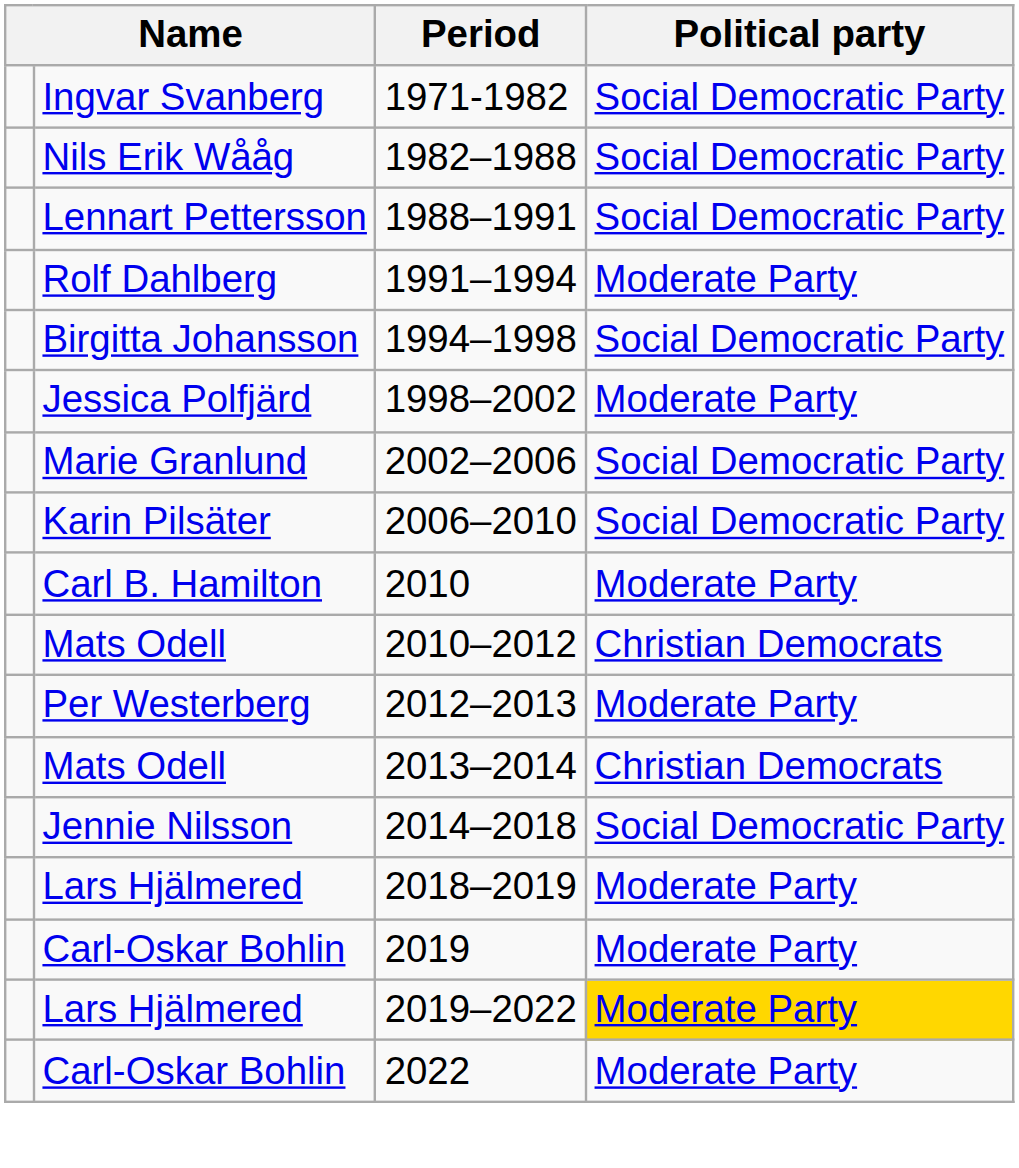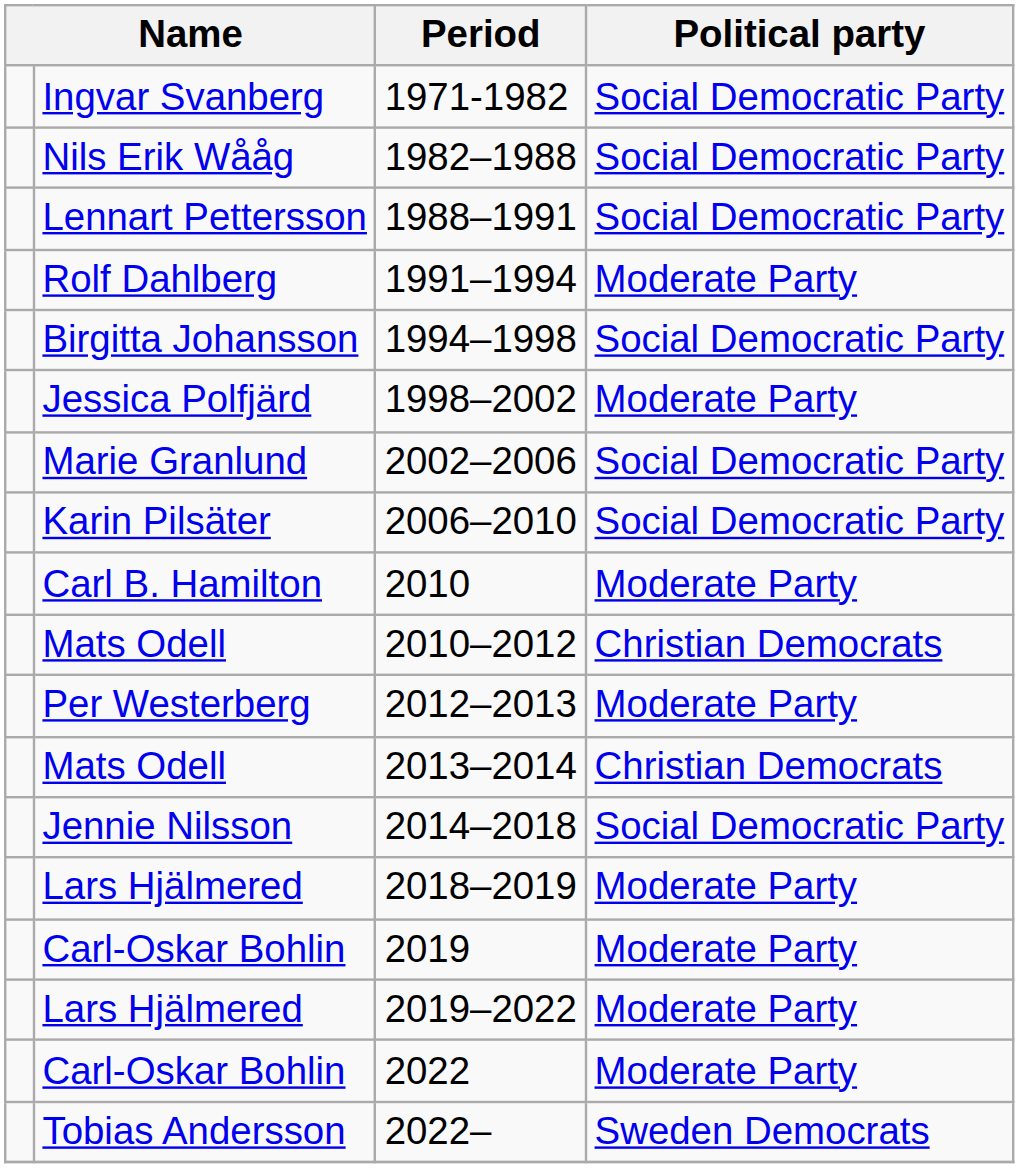(726, 1009) gold background -> (726, 1009) no background
+ row: (438, 1131)
